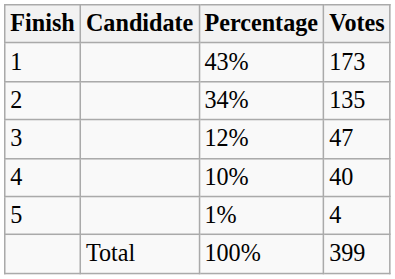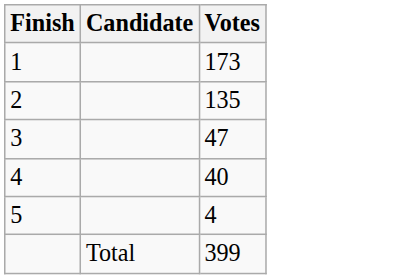- column: (261, 23)
